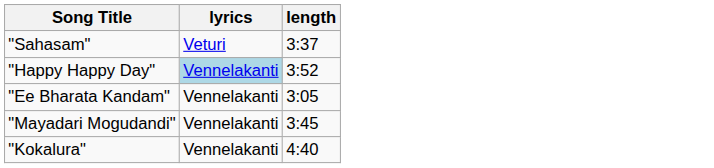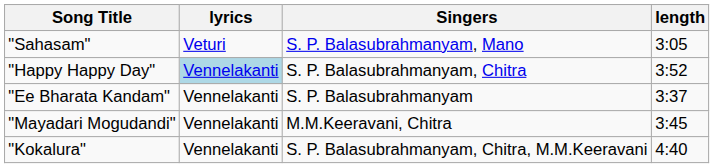+ column: (467, 17)
(302, 44) 3:37 -> (671, 44) 3:05
(302, 96) 3:05 -> (671, 96) 3:37
